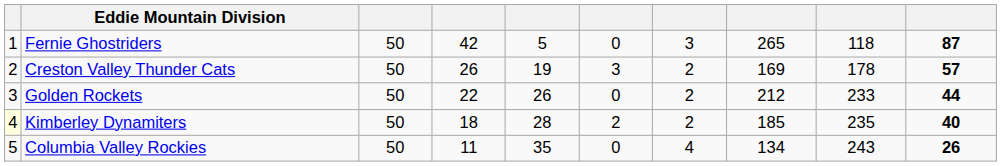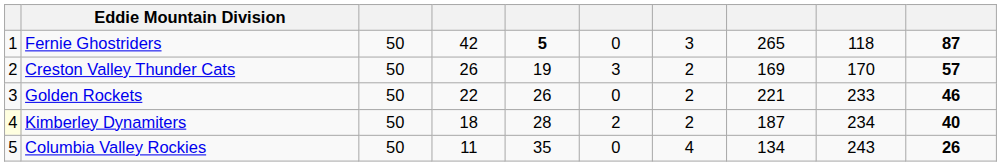(542, 43) normal -> (542, 43) bold
(861, 69) 178 -> (861, 69) 170
(771, 95) 212 -> (771, 95) 221
(951, 95) 44 -> (951, 95) 46
(771, 122) 185 -> (771, 122) 187
(861, 122) 235 -> (861, 122) 234
